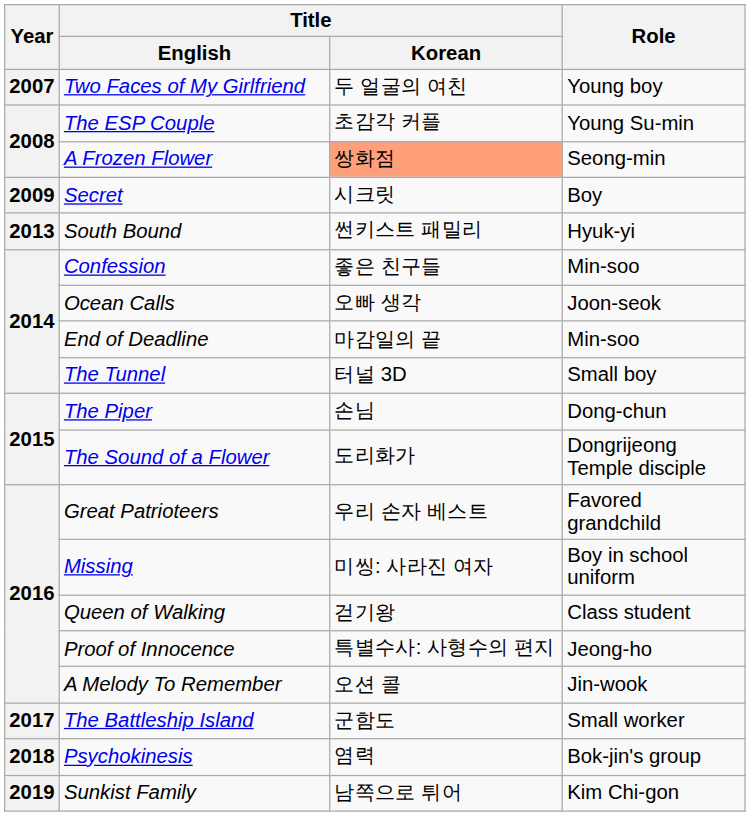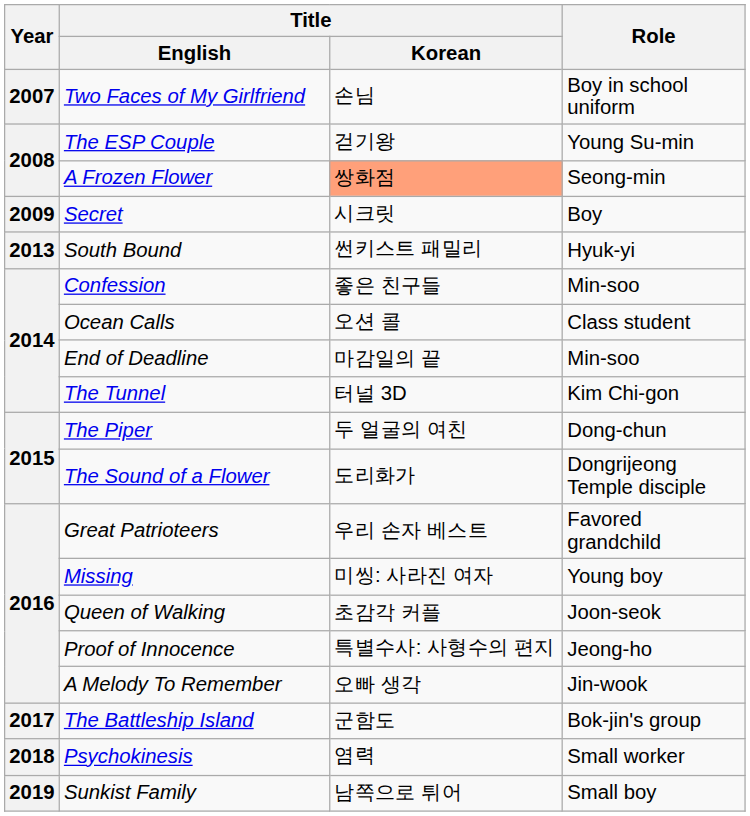(401, 86) 두 얼굴의 여친 -> (355, 95) 손님
(615, 86) Young boy -> (628, 96) Boy in school uniform
(388, 122) 초감각 커플 -> (365, 141) 걷기왕
(378, 302) 오빠 생각 -> (368, 321) 오션 콜
(614, 303) Joon-seok -> (629, 322) Class student
(612, 375) Small boy -> (623, 394) Kim Chi-gon
(355, 410) 손님 -> (401, 429) 두 얼굴의 여친
(628, 567) Boy in school uniform -> (615, 576) Young boy
(365, 611) 걷기왕 -> (388, 611) 초감각 커플
(629, 612) Class student -> (614, 612) Joon-seok
(368, 684) 오션 콜 -> (378, 684) 오빠 생각
(626, 720) Small worker -> (634, 720) Bok-jin's group
(634, 756) Bok-jin's group -> (626, 756) Small worker
(623, 792) Kim Chi-gon -> (612, 792) Small boy
